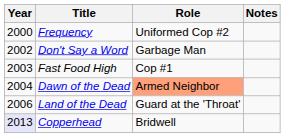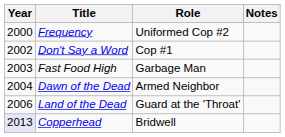(171, 50) Garbage Man -> (154, 50) Cop #1
(154, 68) Cop #1 -> (171, 68) Garbage Man
(177, 86) lightsalmon background -> (177, 86) no background
